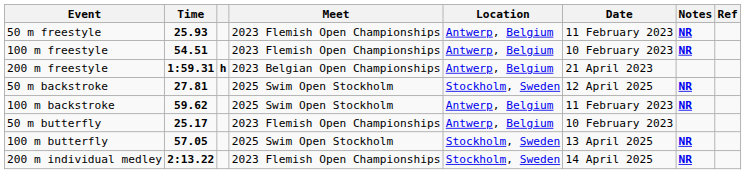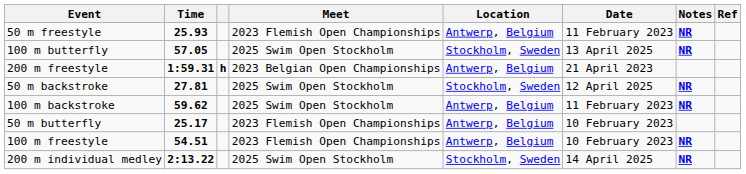rows swapped: (58, 50) <-> (58, 141)
(336, 159) 2023 Flemish Open Championships -> (312, 159) 2025 Swim Open Stockholm
